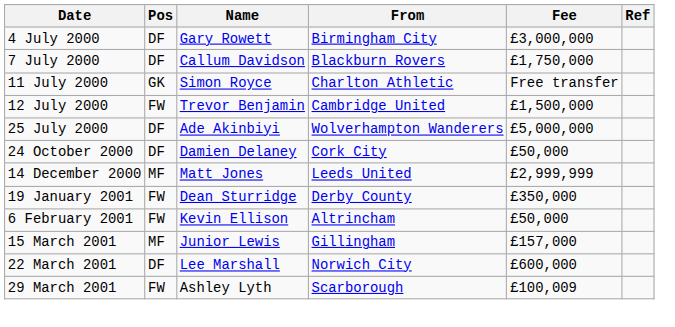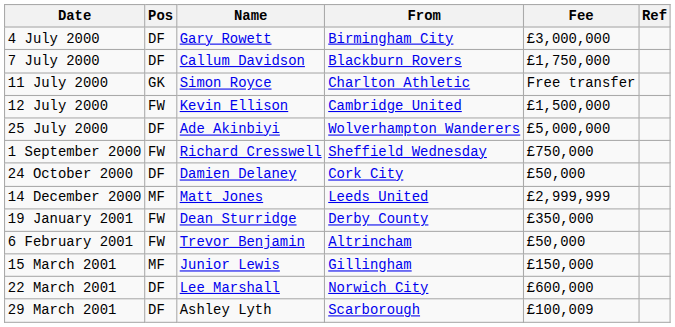(242, 107) Trevor Benjamin -> (234, 107) Kevin Ellison
+ row: (75, 152)
(234, 220) Kevin Ellison -> (242, 243) Trevor Benjamin
(544, 243) £157,000 -> (560, 265) £150,000
(156, 288) FW -> (156, 311) DF
